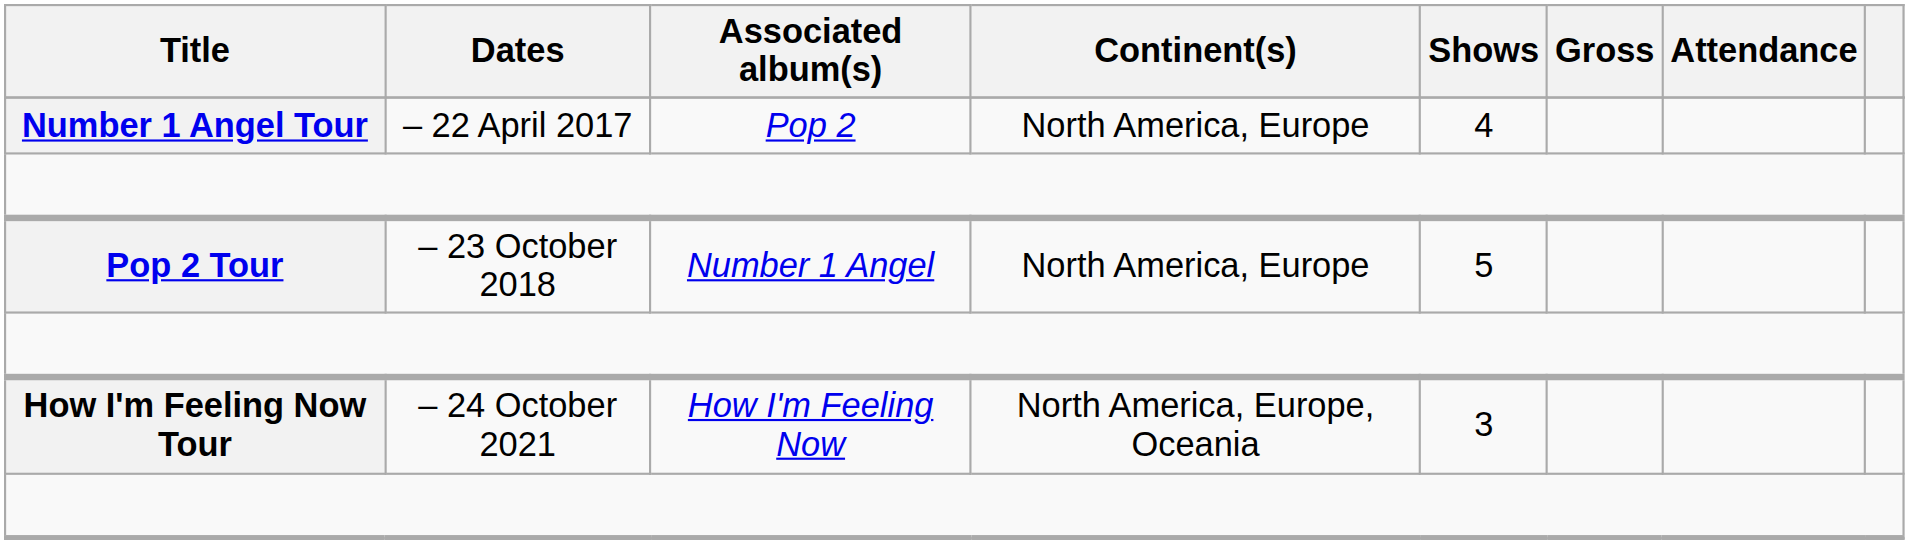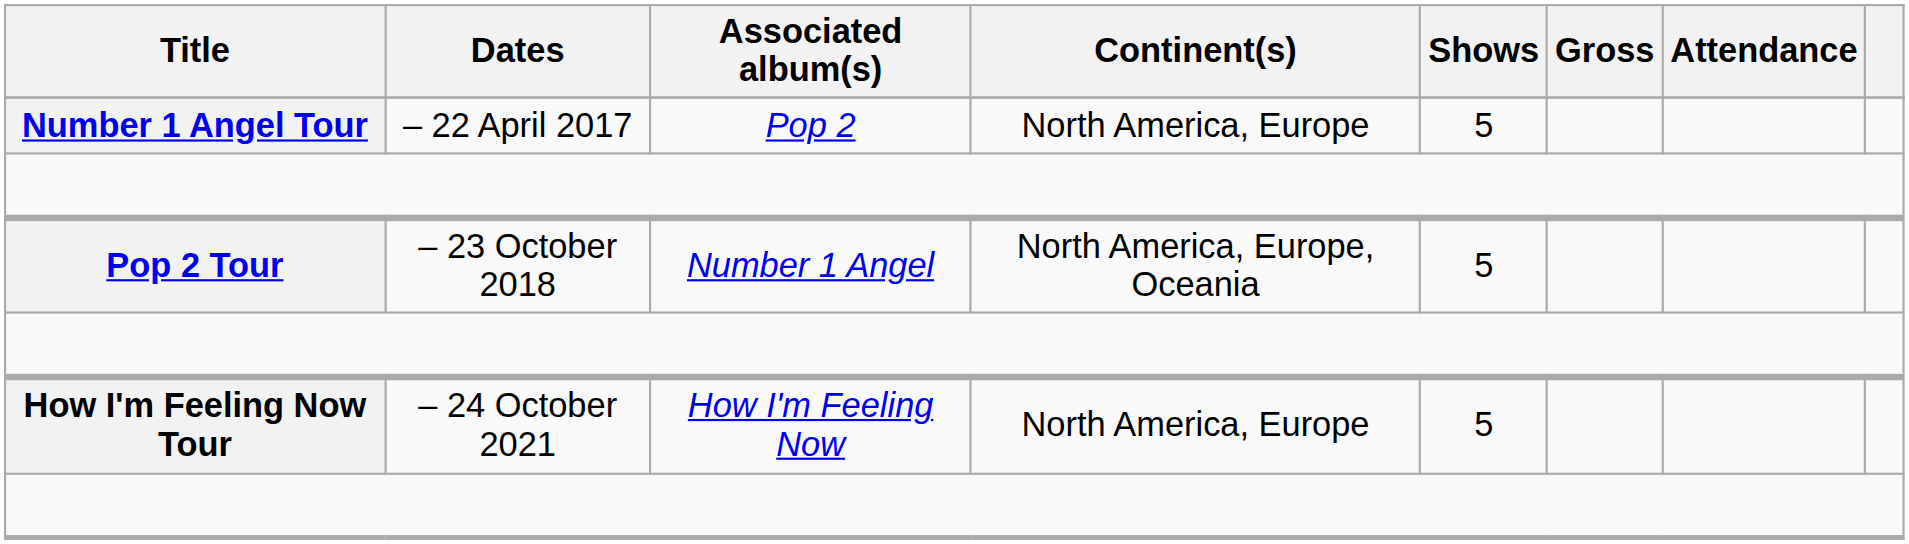(1484, 125) 4 -> (1484, 125) 5
(1196, 265) North America, Europe -> (1196, 265) North America, Europe, Oceania
(1196, 425) North America, Europe, Oceania -> (1196, 425) North America, Europe
(1484, 425) 3 -> (1484, 425) 5
